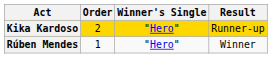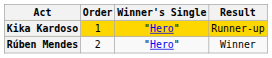(98, 29) 2 -> (98, 29) 1
(98, 45) 1 -> (98, 45) 2
